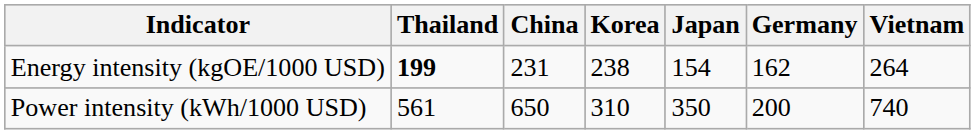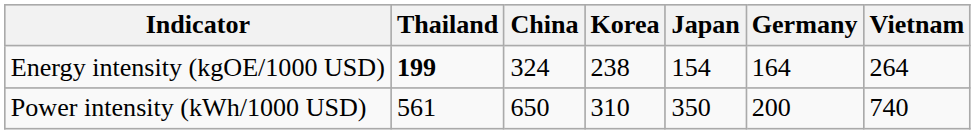(530, 66) 231 -> (530, 66) 324
(771, 66) 162 -> (771, 66) 164
